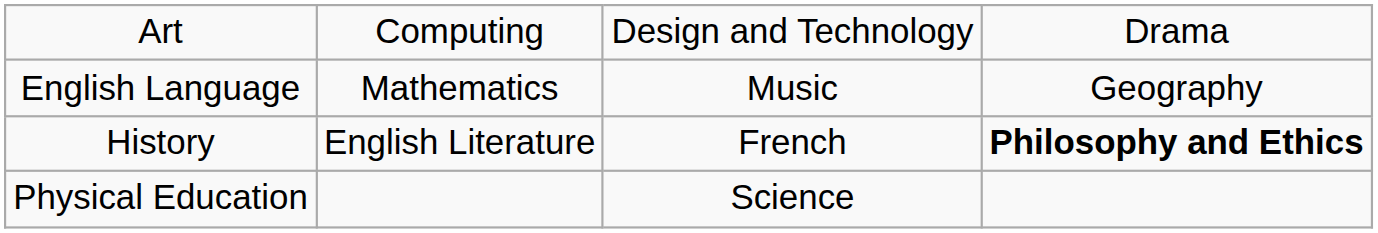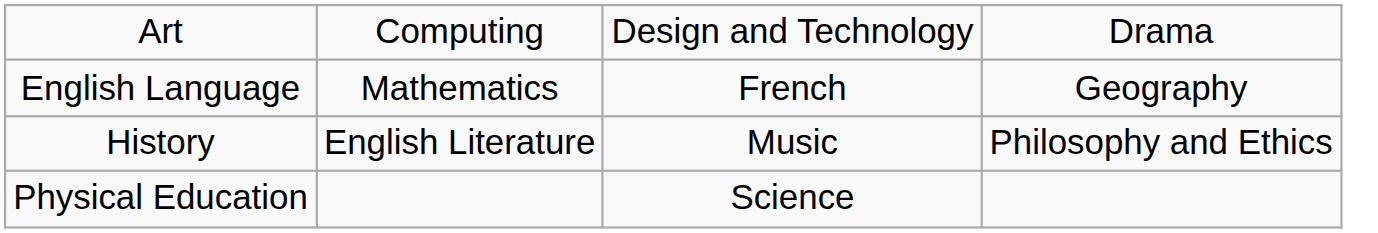(792, 87) Music -> (792, 87) French
(792, 142) French -> (792, 142) Music
(1177, 142) bold -> (1161, 142) normal
